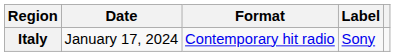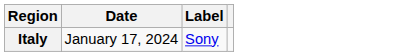- column: (260, 16)
